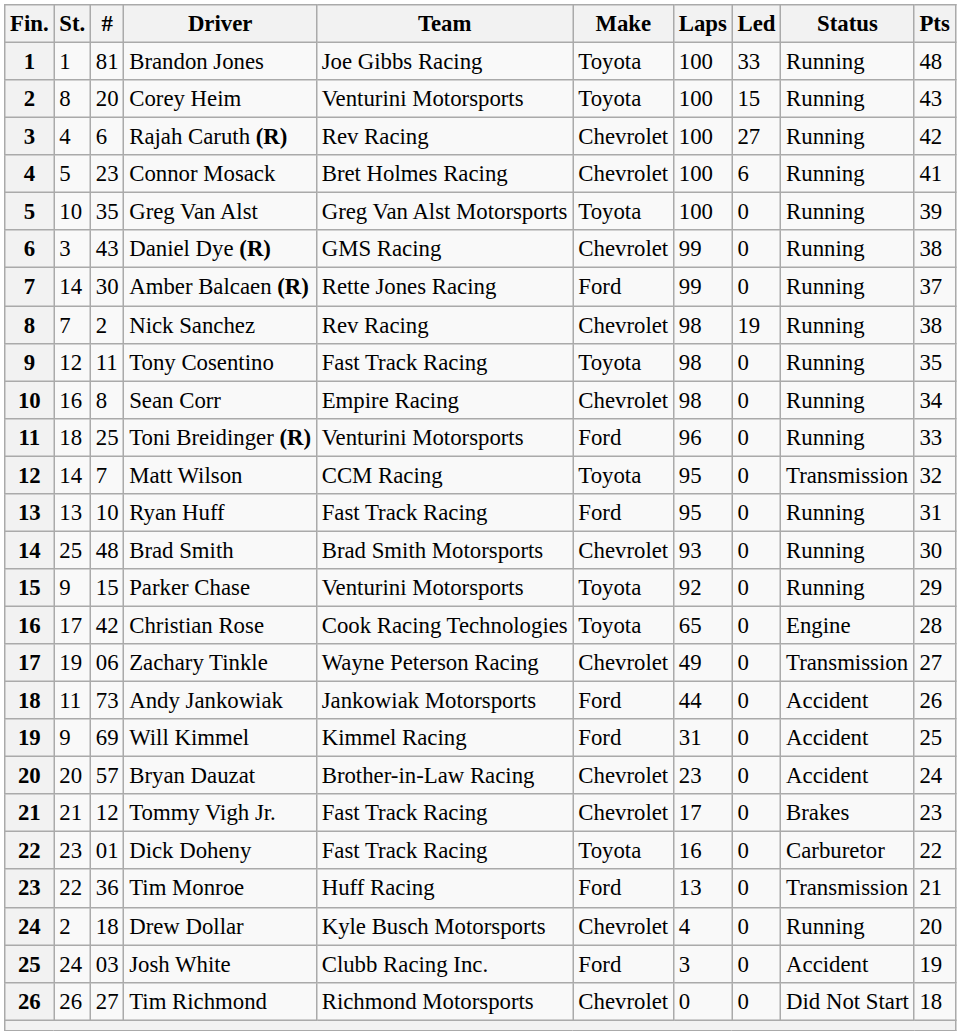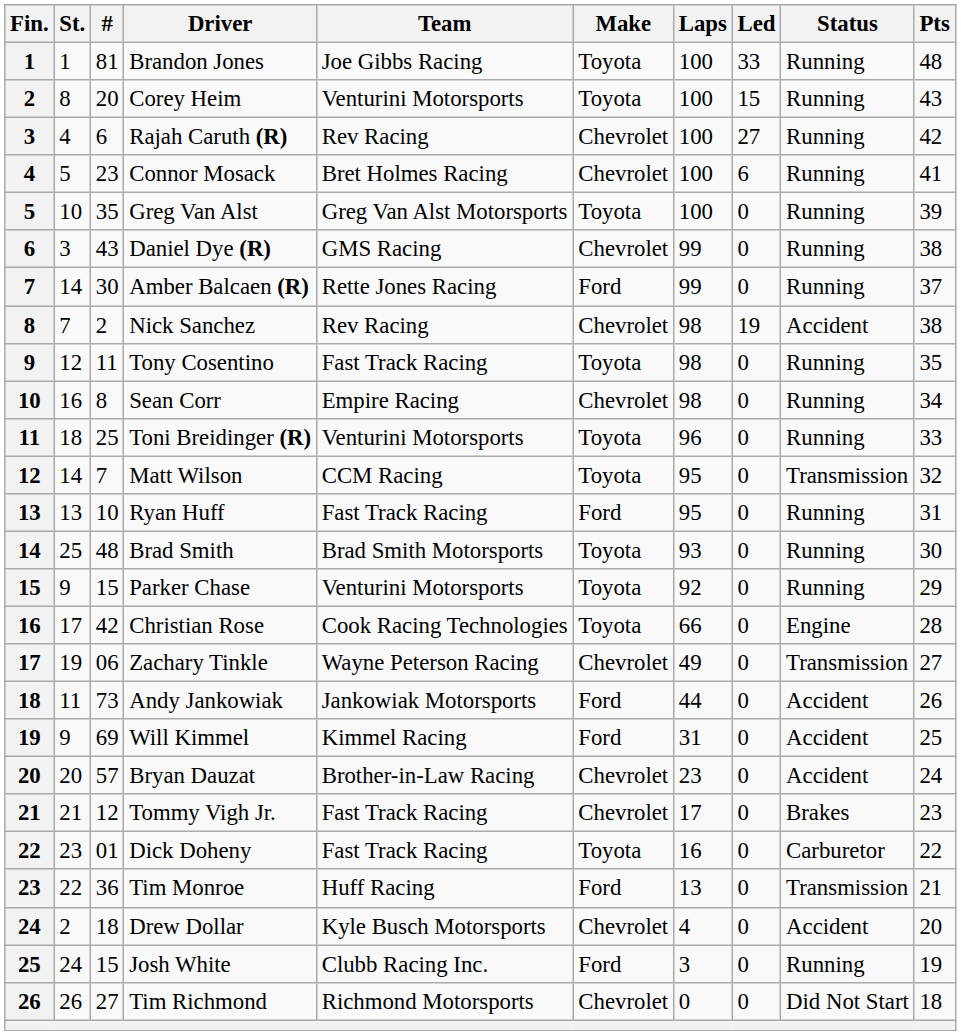(825, 324) Running -> (827, 324) Accident
(600, 437) Ford -> (610, 437) Toyota
(623, 549) Chevrolet -> (610, 549) Toyota
(690, 624) 65 -> (690, 624) 66
(825, 925) Running -> (827, 925) Accident
(107, 963) 03 -> (107, 963) 15
(827, 963) Accident -> (825, 963) Running
